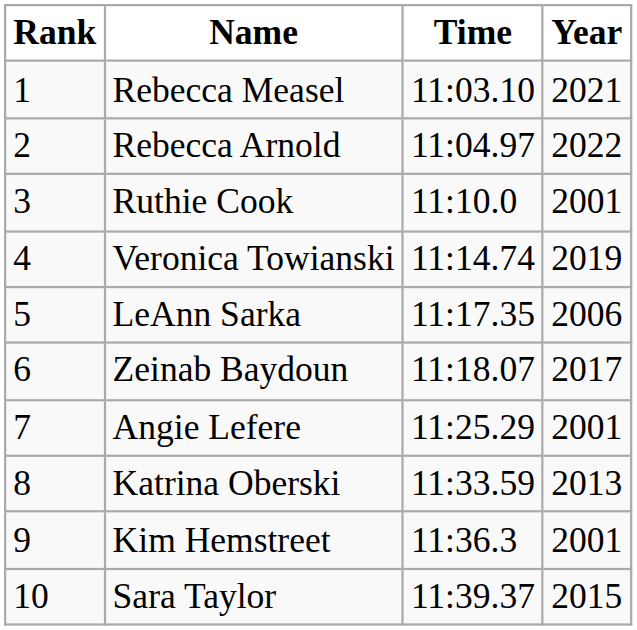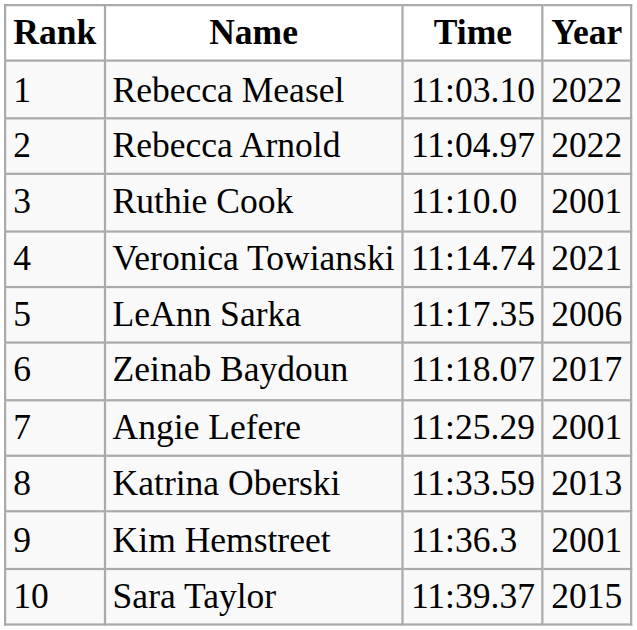(587, 88) 2021 -> (587, 88) 2022
(587, 257) 2019 -> (587, 257) 2021
